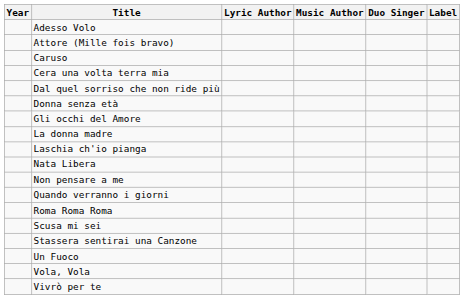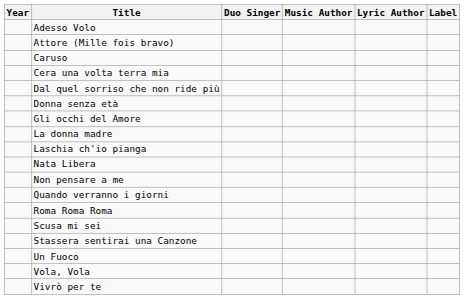columns swapped: (396, 12) <-> (258, 12)
